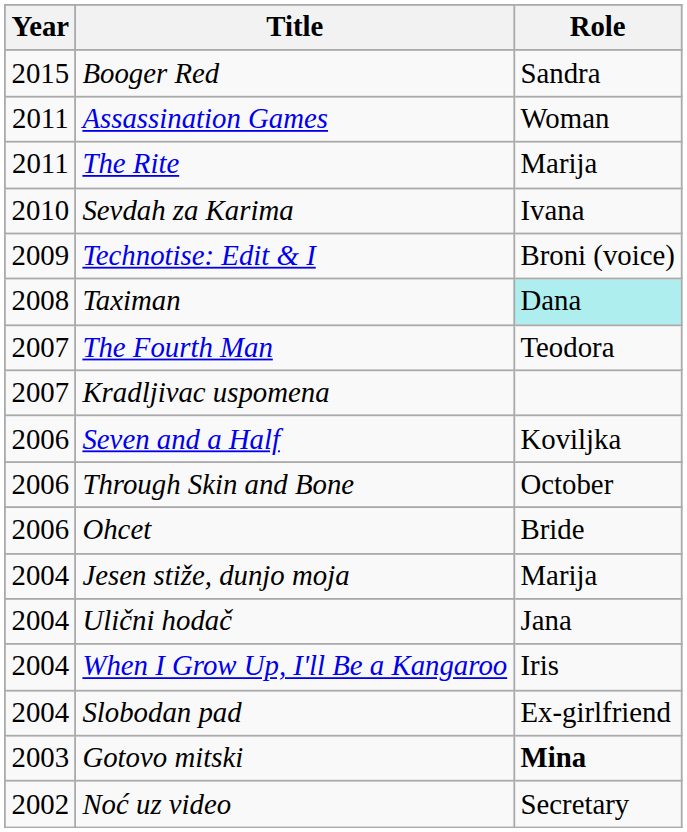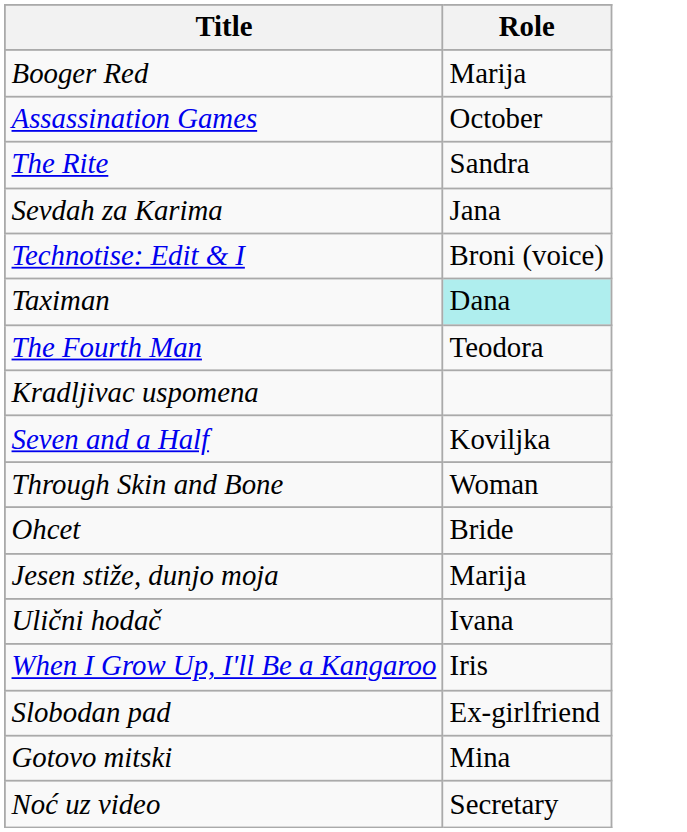- column: (40, 27)
(560, 73) Sandra -> (488, 73) Marija
(565, 118) Woman -> (496, 118) October
(559, 164) Marija -> (490, 164) Sandra
(552, 210) Ivana -> (475, 210) Jana
(567, 484) October -> (494, 484) Woman
(546, 621) Jana -> (482, 621) Ivana
(553, 758) bold -> (480, 758) normal
